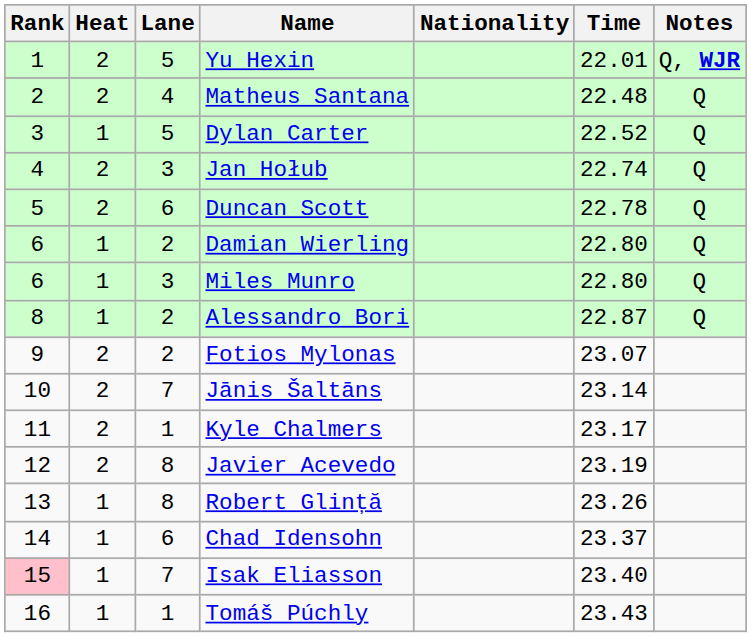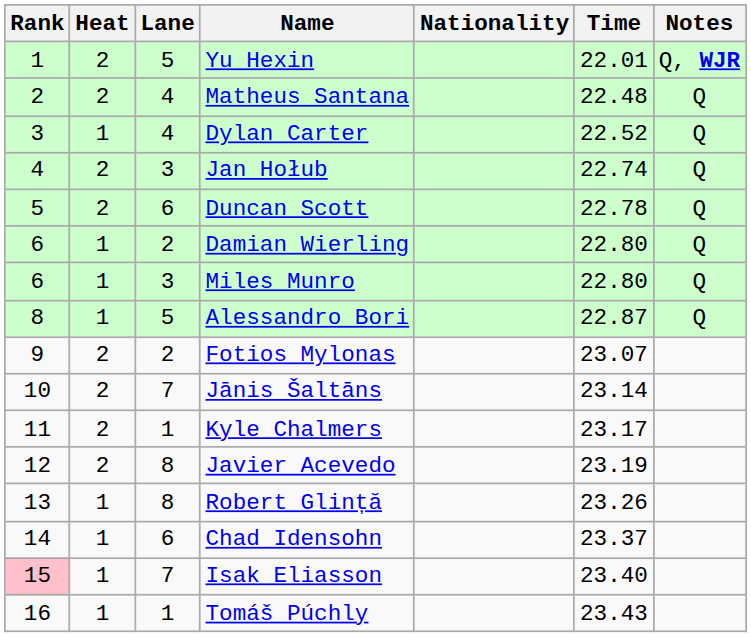(168, 134) 5 -> (168, 134) 4
(168, 318) 2 -> (168, 318) 5
